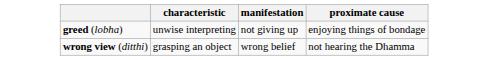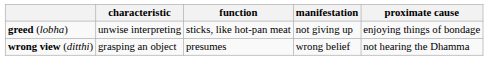+ column: (238, 13)
